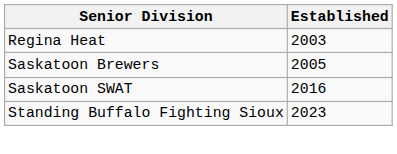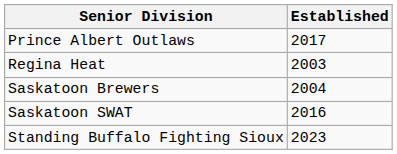+ row: (101, 41)
(309, 65) 2005 -> (309, 89) 2004
